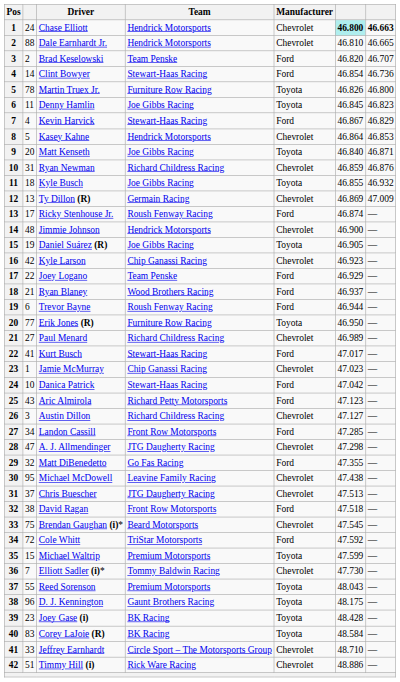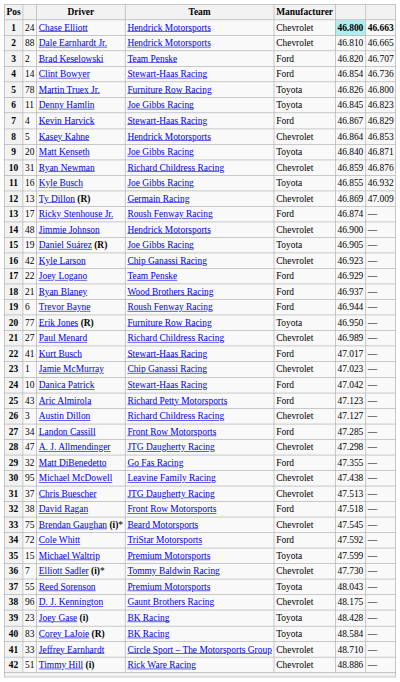(30, 183) 18 -> (30, 183) 16
(289, 602) Toyota -> (295, 602) Chevrolet
